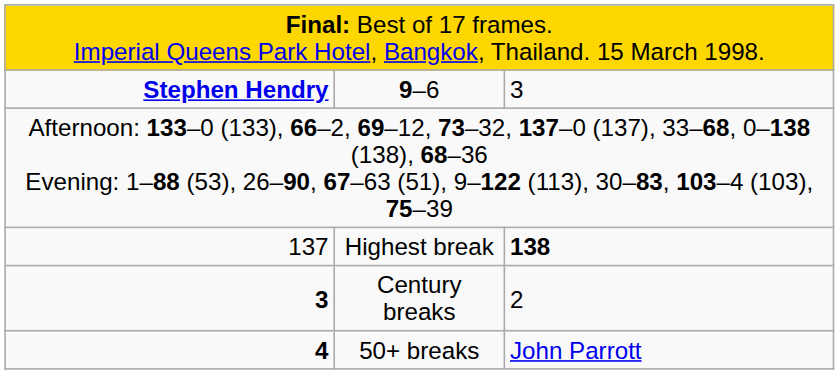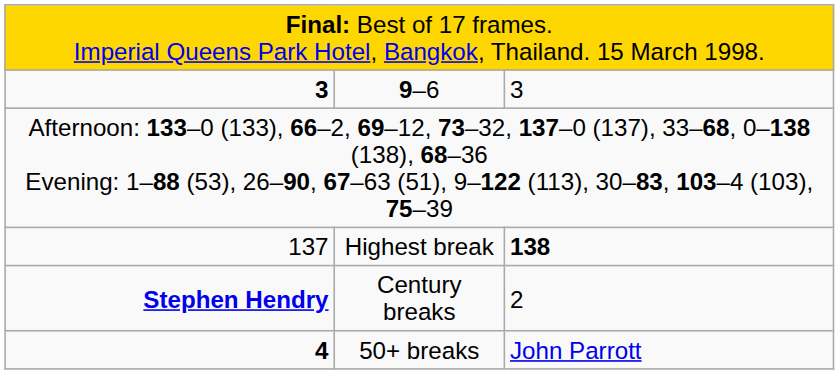(236, 89) Stephen Hendry -> (322, 89) 3
(322, 299) 3 -> (236, 299) Stephen Hendry
